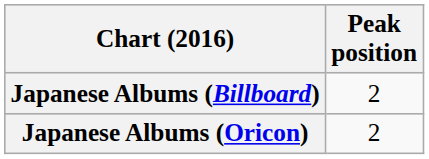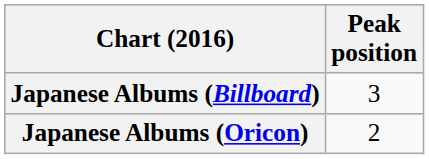(374, 93) 2 -> (374, 93) 3
